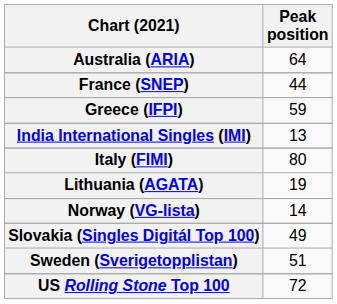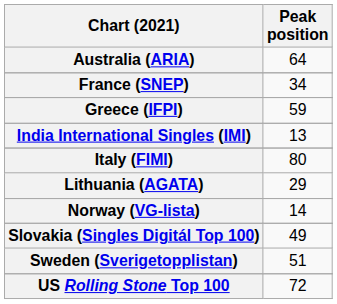(298, 85) 44 -> (298, 85) 34
(298, 185) 19 -> (298, 185) 29
